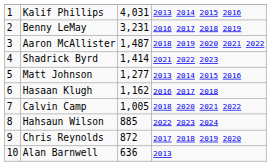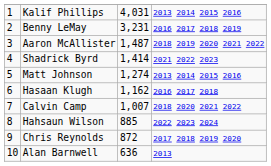(135, 75) 1,277 -> (135, 75) 1,274
(135, 106) 1,005 -> (135, 106) 1,007
